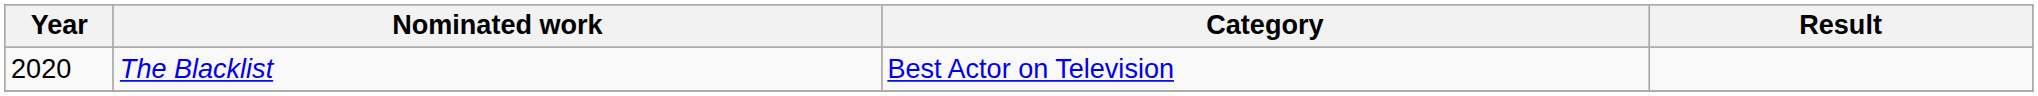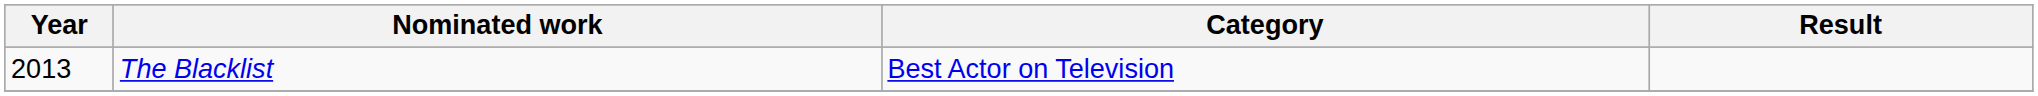(41, 68) 2020 -> (41, 68) 2013
